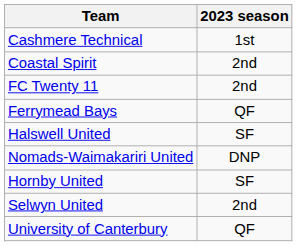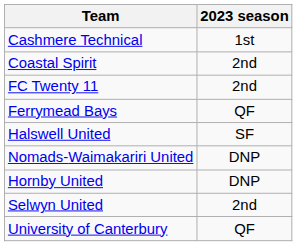(244, 181) SF -> (245, 181) DNP
